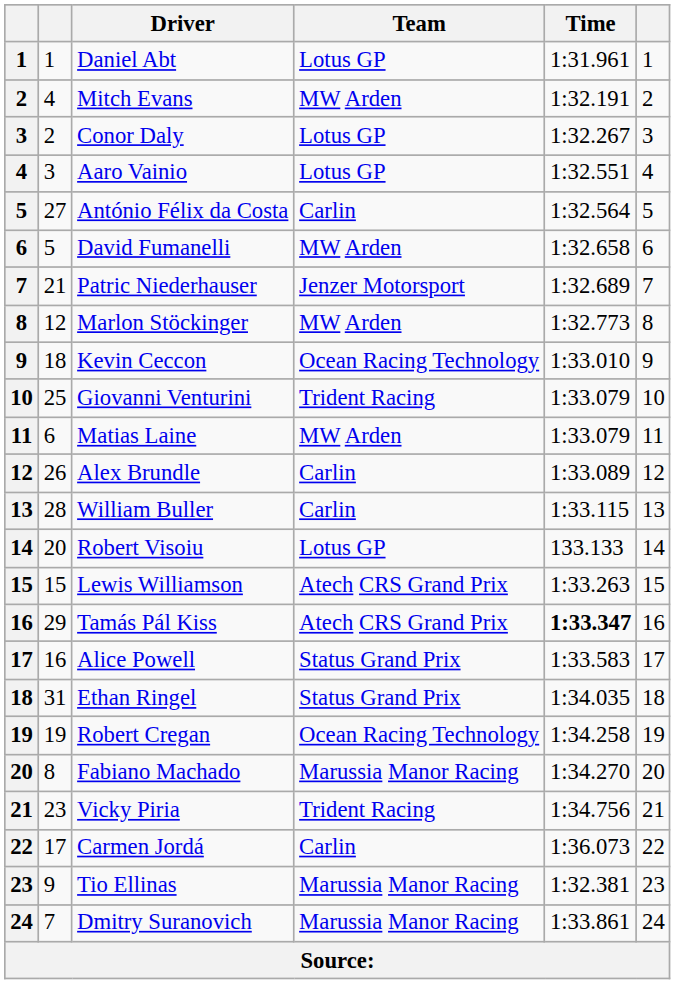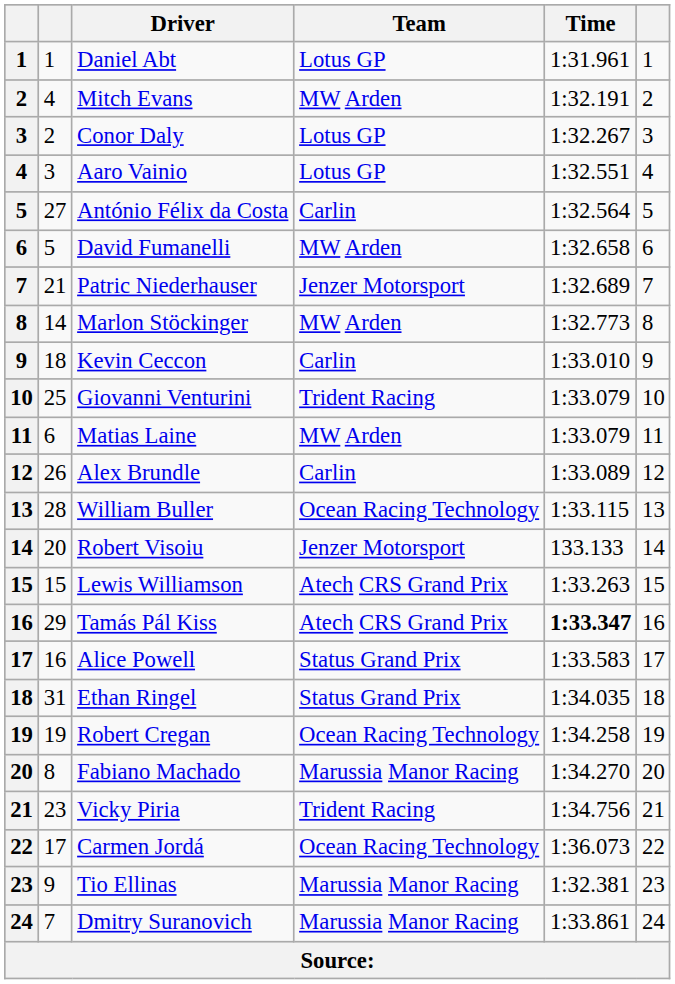(55, 322) 12 -> (55, 322) 14
(419, 360) Ocean Racing Technology -> (327, 360) Carlin
(327, 509) Carlin -> (419, 509) Ocean Racing Technology
(342, 547) Lotus GP -> (382, 547) Jenzer Motorsport
(327, 847) Carlin -> (419, 847) Ocean Racing Technology
